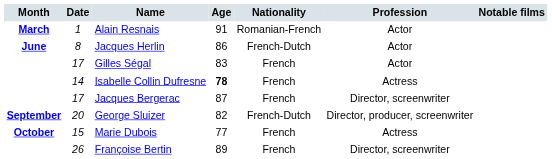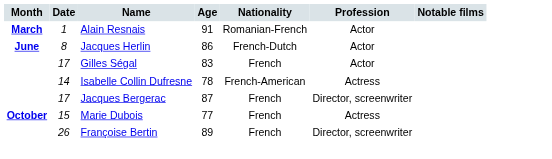(221, 81) bold -> (207, 81) normal
(279, 81) French -> (265, 81) French-American
- row: (130, 115)
